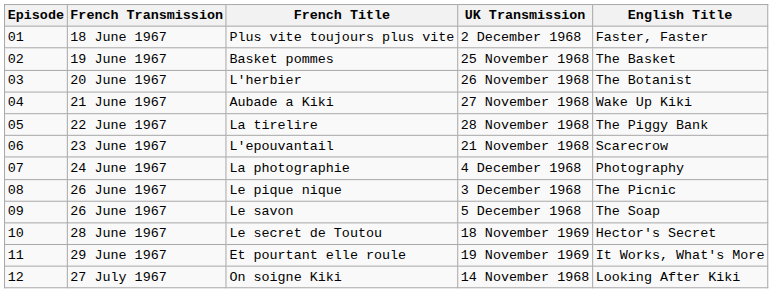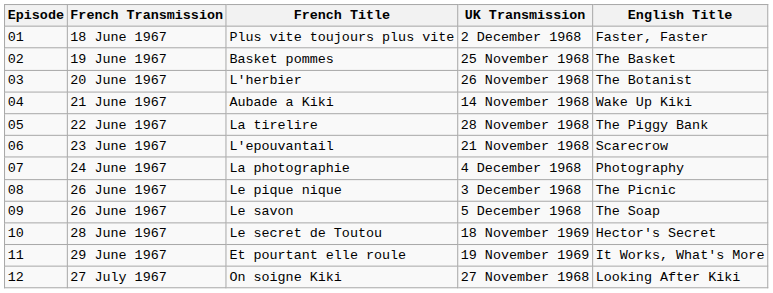(525, 103) 27 November 1968 -> (525, 103) 14 November 1968
(525, 277) 14 November 1968 -> (525, 277) 27 November 1968
